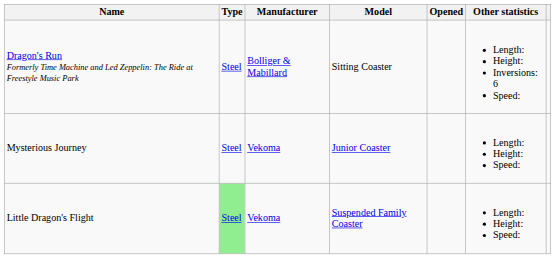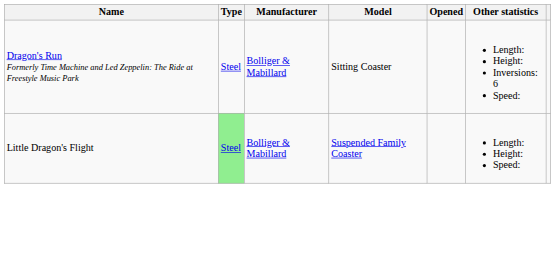- row: (47, 148)
(264, 218) Vekoma -> (268, 148) Bolliger & Mabillard
